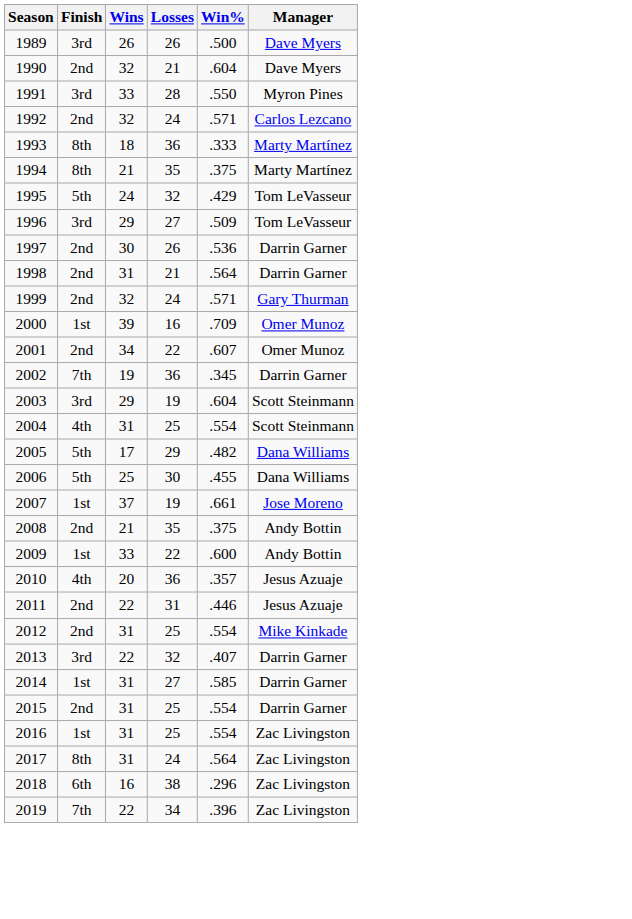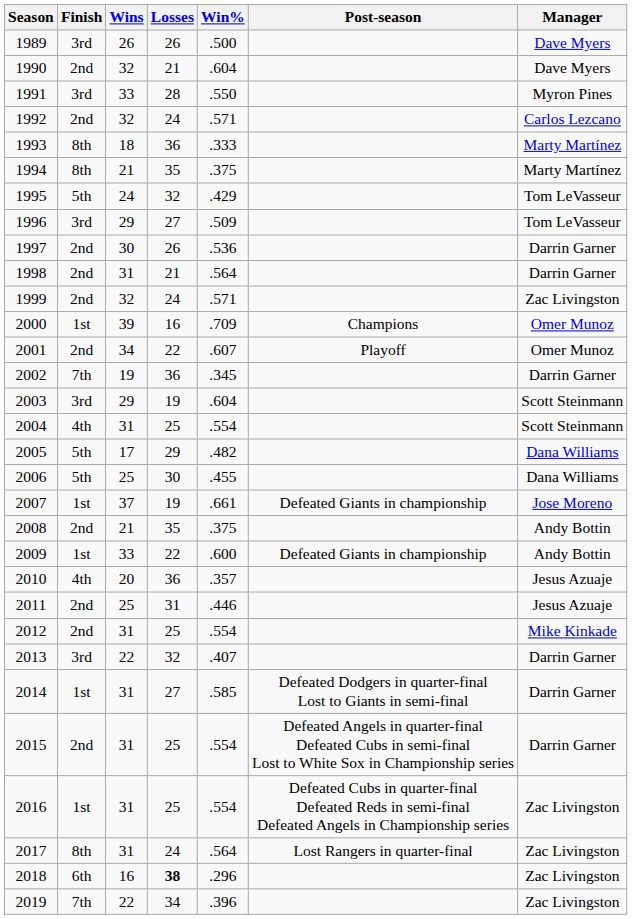+ column: (383, 17)
(303, 298) Gary Thurman -> (572, 298) Zac Livingston
(127, 605) 22 -> (127, 605) 25
(172, 784) normal -> (172, 876) bold
